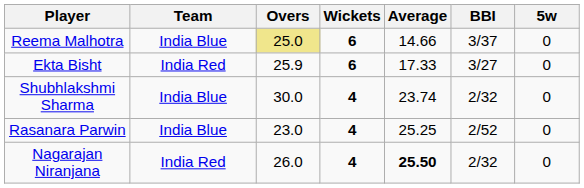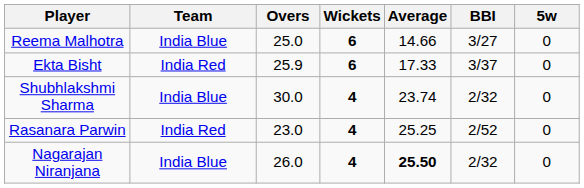(288, 40) khaki background -> (288, 40) no background
(483, 40) 3/37 -> (483, 40) 3/27
(483, 64) 3/27 -> (483, 64) 3/37
(193, 130) India Blue -> (193, 130) India Red
(193, 162) India Red -> (193, 162) India Blue
